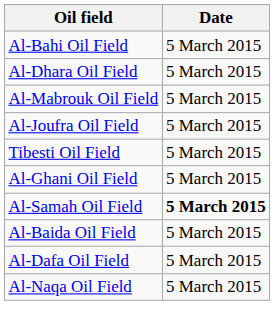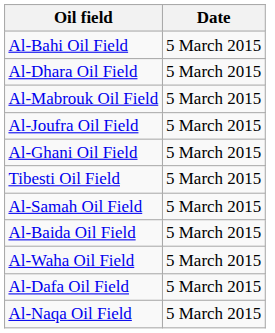rows swapped: (64, 152) <-> (73, 179)
(216, 206) bold -> (214, 206) normal
+ row: (71, 260)
